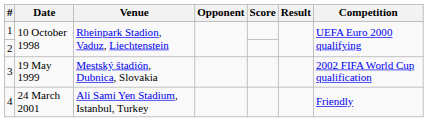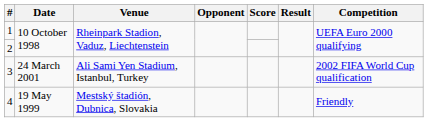(35, 71) 19 May 1999 -> (39, 71) 24 March 2001
(117, 71) Mestský štadión, Dubnica, Slovakia -> (127, 71) Ali Sami Yen Stadium, Istanbul, Turkey
(39, 101) 24 March 2001 -> (35, 101) 19 May 1999
(127, 101) Ali Sami Yen Stadium, Istanbul, Turkey -> (117, 101) Mestský štadión, Dubnica, Slovakia
